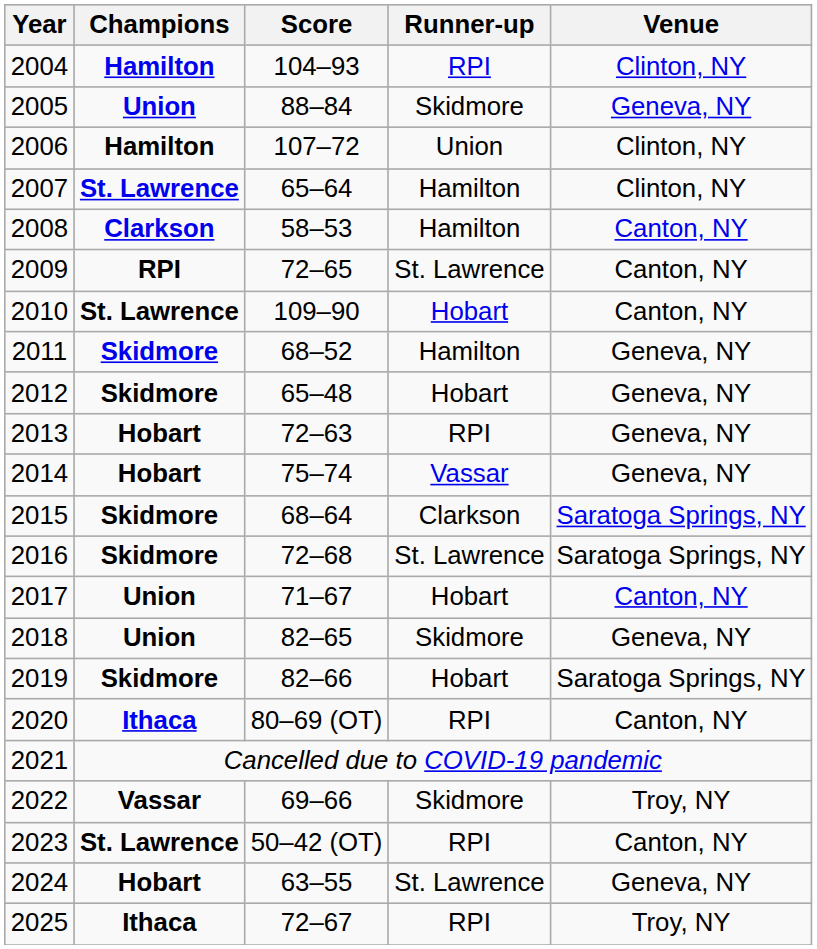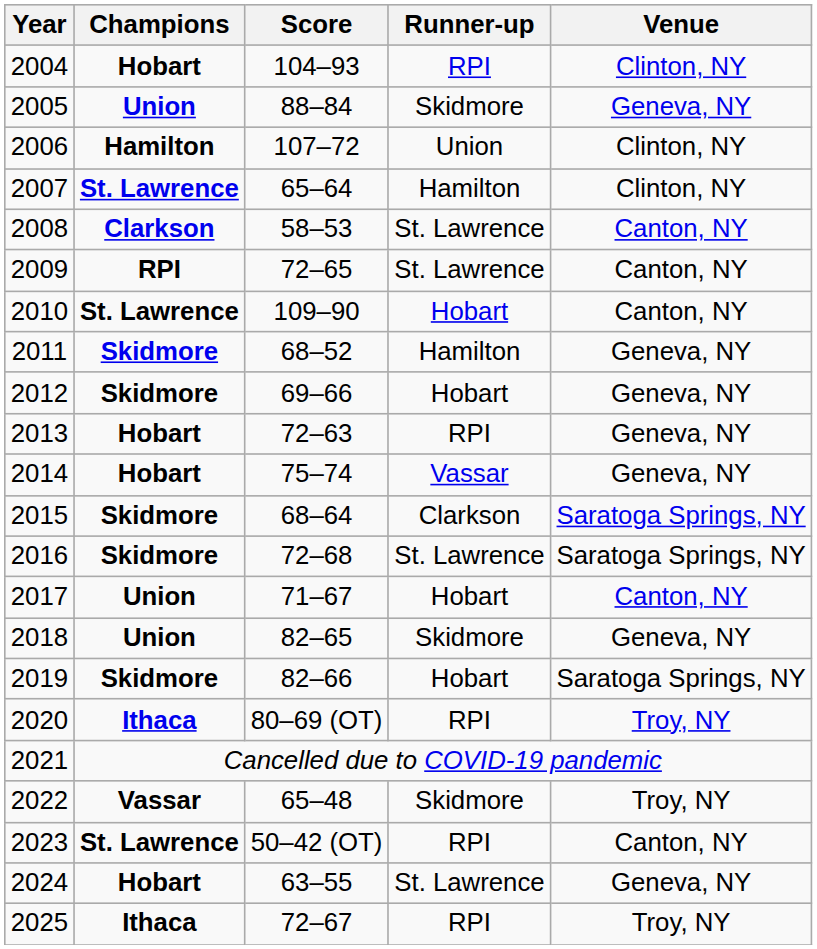(159, 65) Hamilton -> (159, 65) Hobart
(469, 229) Hamilton -> (469, 229) St. Lawrence
(317, 392) 65–48 -> (317, 392) 69–66
(681, 719) Canton, NY -> (681, 719) Troy, NY
(317, 801) 69–66 -> (317, 801) 65–48
